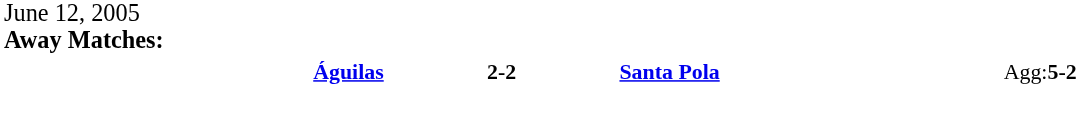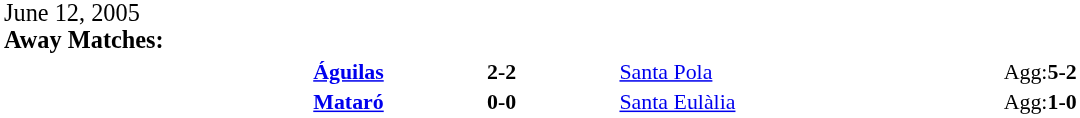(670, 71) bold -> (666, 71) normal
+ row: (348, 101)
